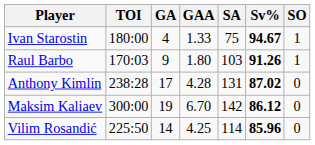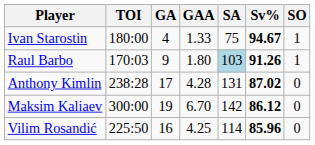(232, 60) no background -> (232, 60) lightblue background
(166, 128) 14 -> (166, 128) 16
